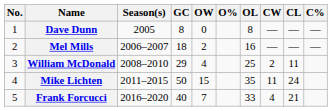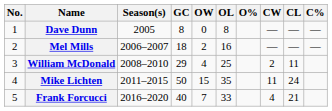columns swapped: (250, 13) <-> (228, 13)
